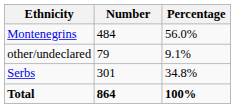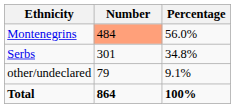(106, 34) no background -> (106, 34) lightsalmon background
rows swapped: (21, 73) <-> (49, 53)
